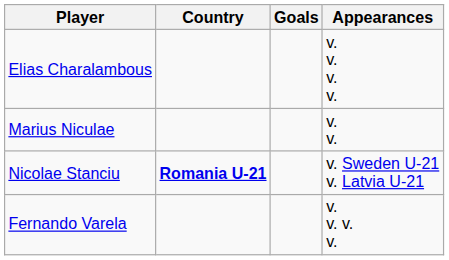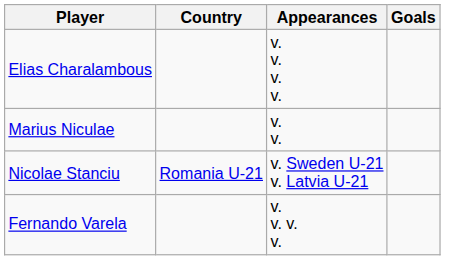columns swapped: (383, 17) <-> (296, 17)
(213, 172) bold -> (211, 172) normal
